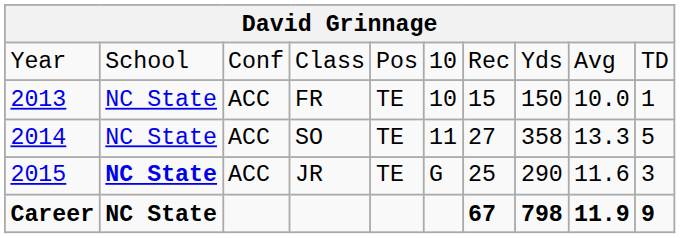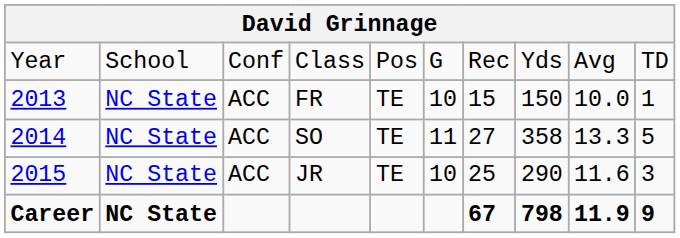(443, 62) 10 -> (436, 62) G
(161, 176) bold -> (161, 176) normal
(436, 176) G -> (443, 176) 10
